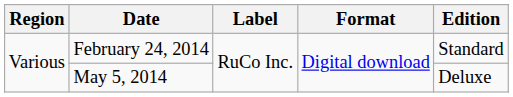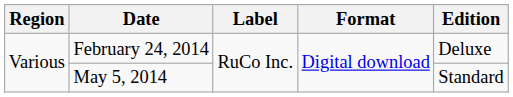(471, 48) Standard -> (465, 48) Deluxe
(465, 77) Deluxe -> (471, 77) Standard
